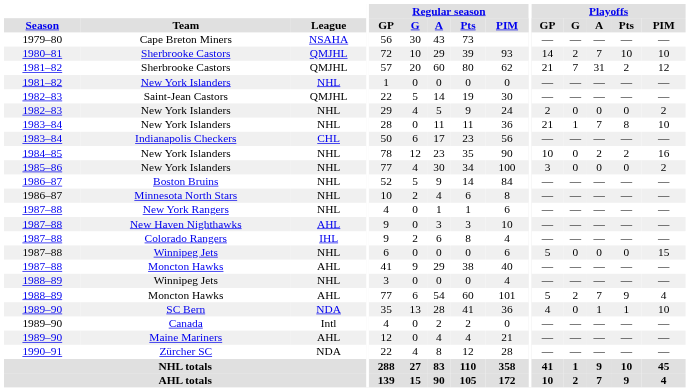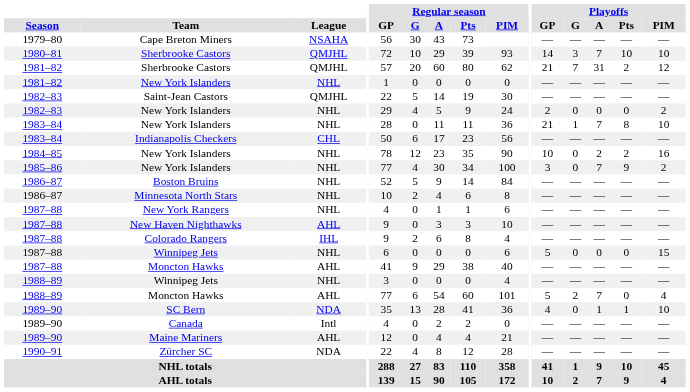(575, 53) 2 -> (575, 53) 3
(599, 167) 0 -> (599, 167) 7
(626, 167) 0 -> (626, 167) 9
(626, 295) 9 -> (626, 295) 0
